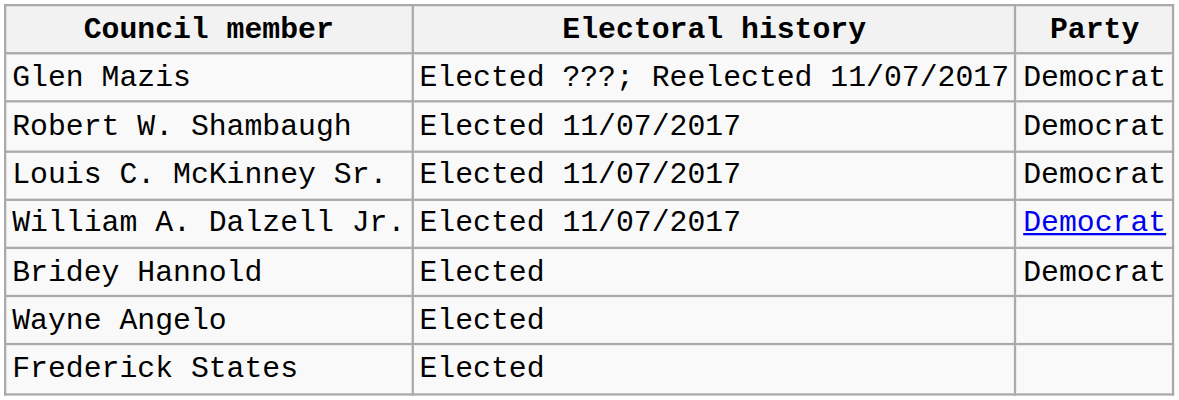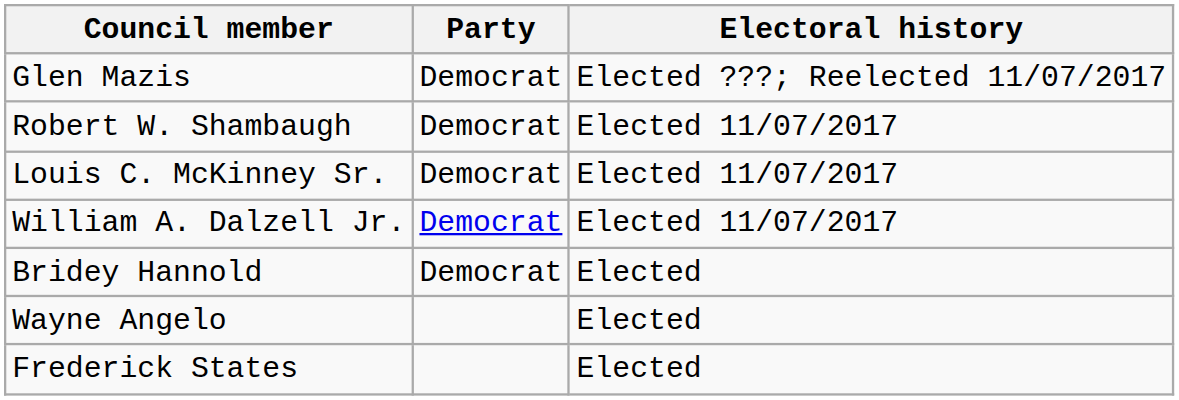columns swapped: (1095, 29) <-> (714, 29)
